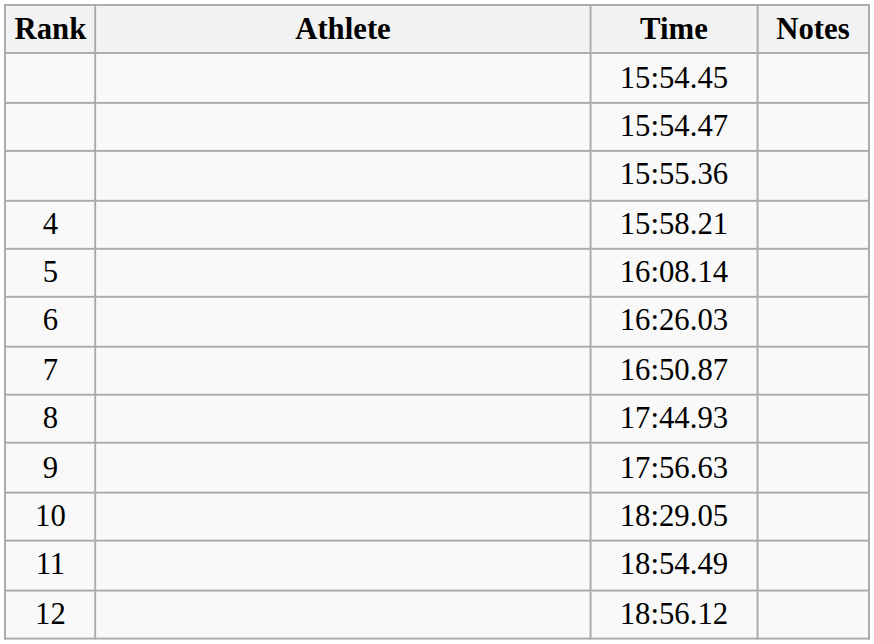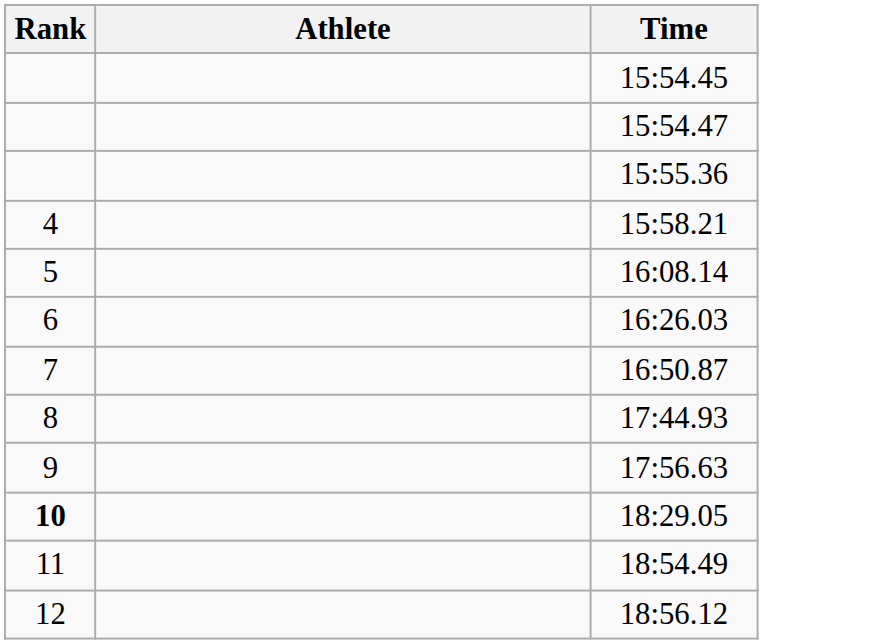- column: (813, 28)
(50, 516) normal -> (50, 516) bold
